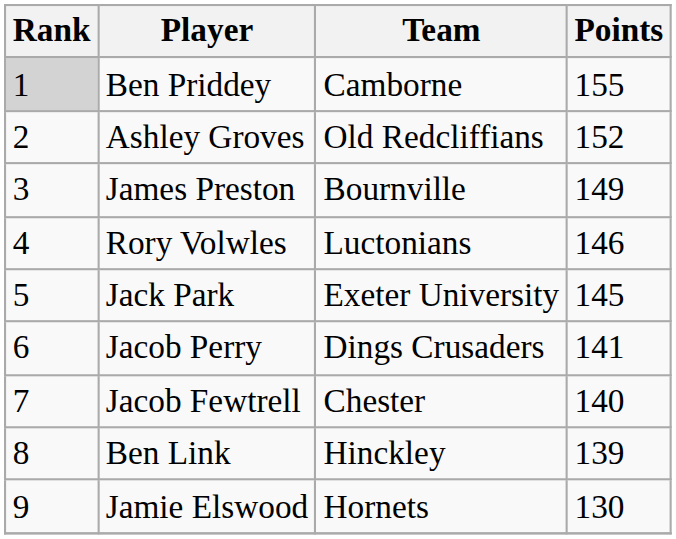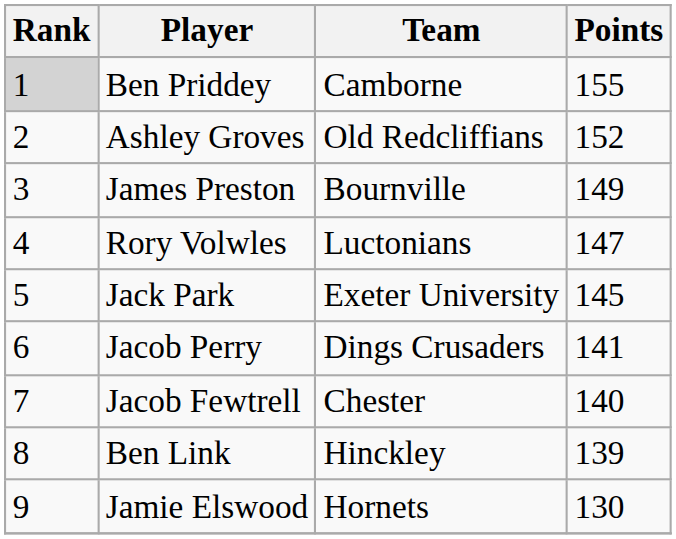(599, 242) 146 -> (599, 242) 147
